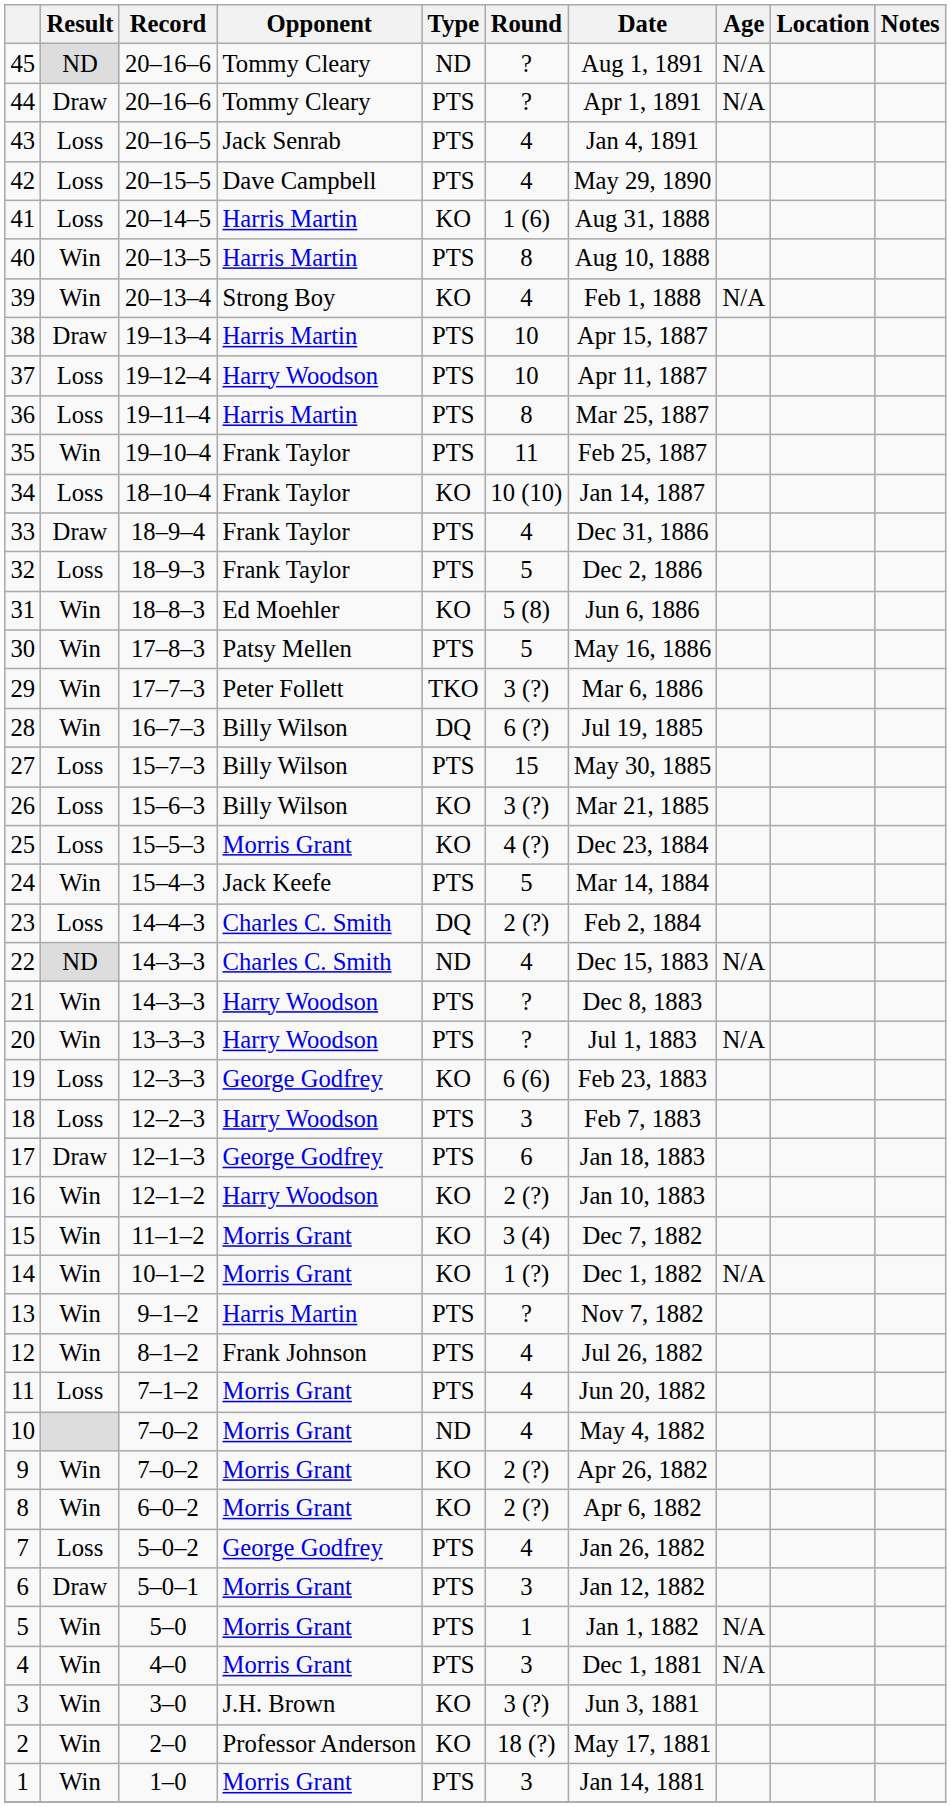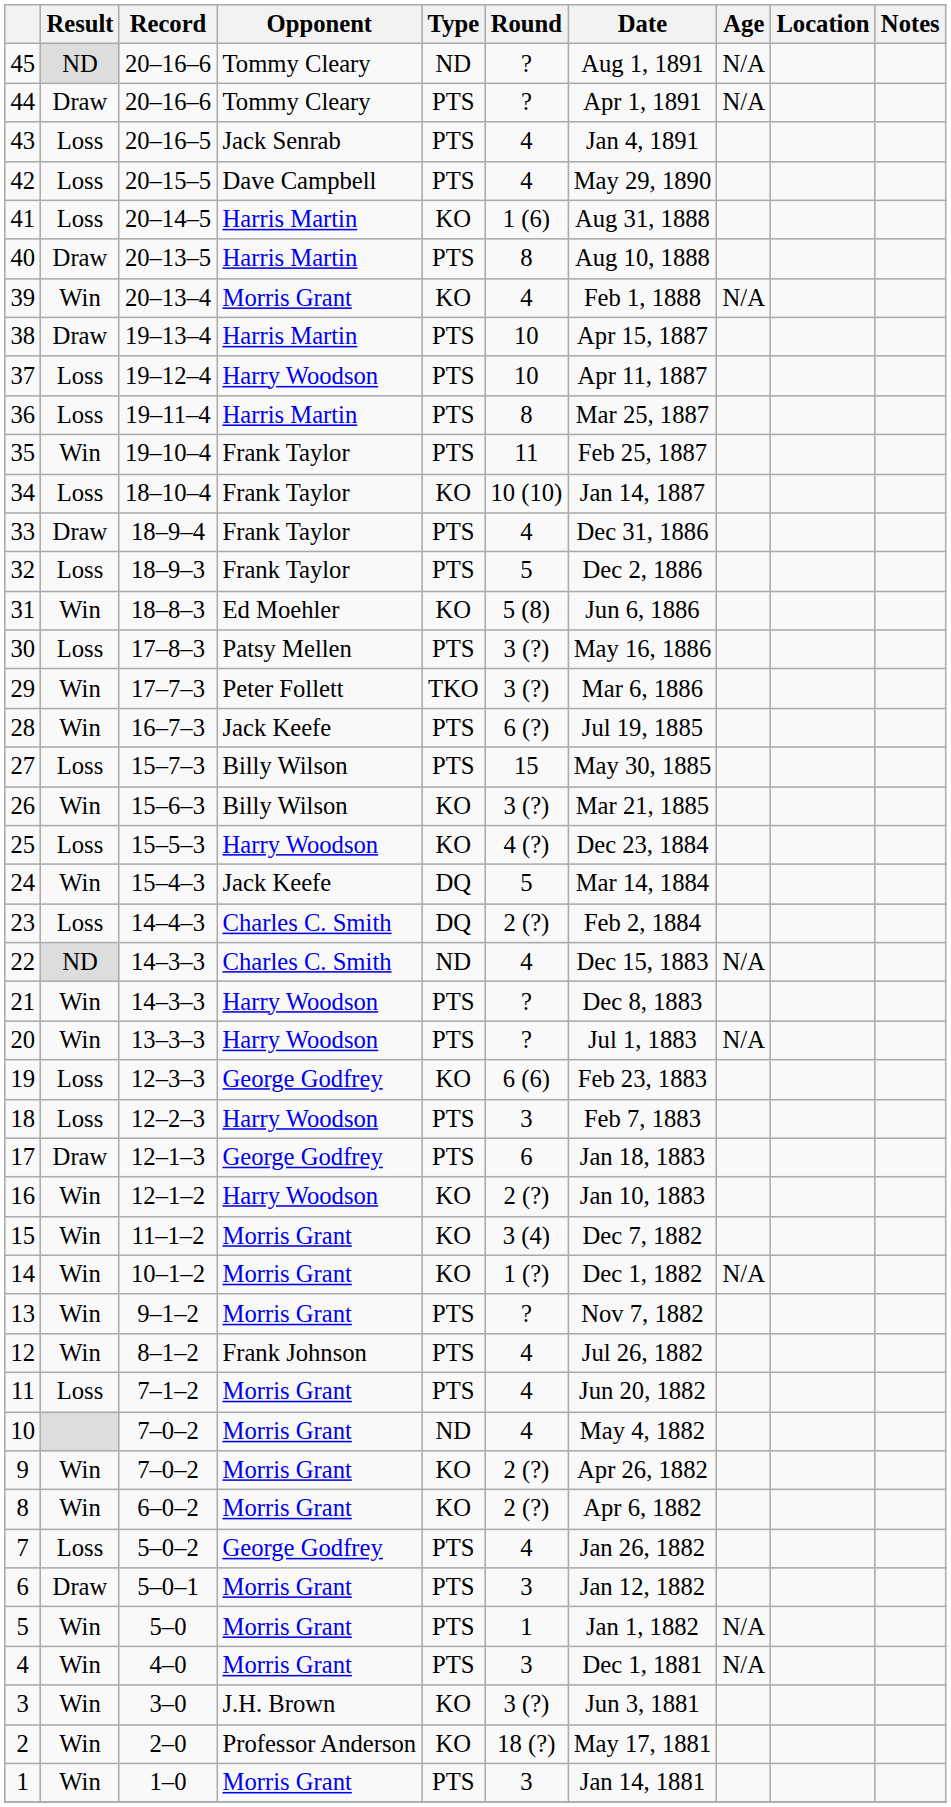(80, 258) Win -> (80, 258) Draw
(279, 297) Strong Boy -> (287, 297) Morris Grant
(80, 649) Win -> (80, 649) Loss
(526, 649) 5 -> (526, 649) 3 (?)
(285, 727) Billy Wilson -> (277, 727) Jack Keefe
(453, 727) DQ -> (453, 727) PTS
(80, 805) Loss -> (80, 805) Win
(287, 844) Morris Grant -> (300, 844) Harry Woodson
(453, 883) PTS -> (453, 883) DQ
(290, 1313) Harris Martin -> (287, 1313) Morris Grant
